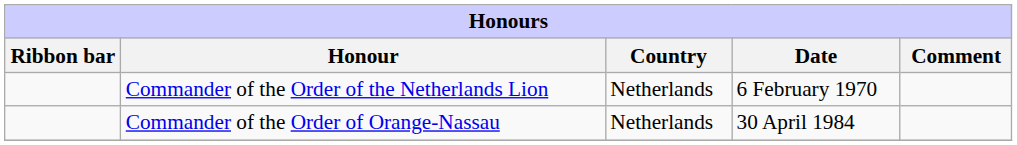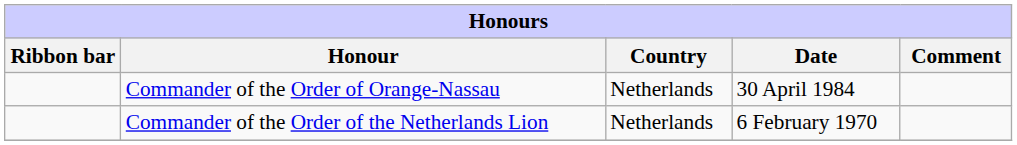rows swapped: (337, 88) <-> (313, 122)
